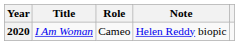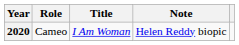columns swapped: (64, 13) <-> (114, 13)
